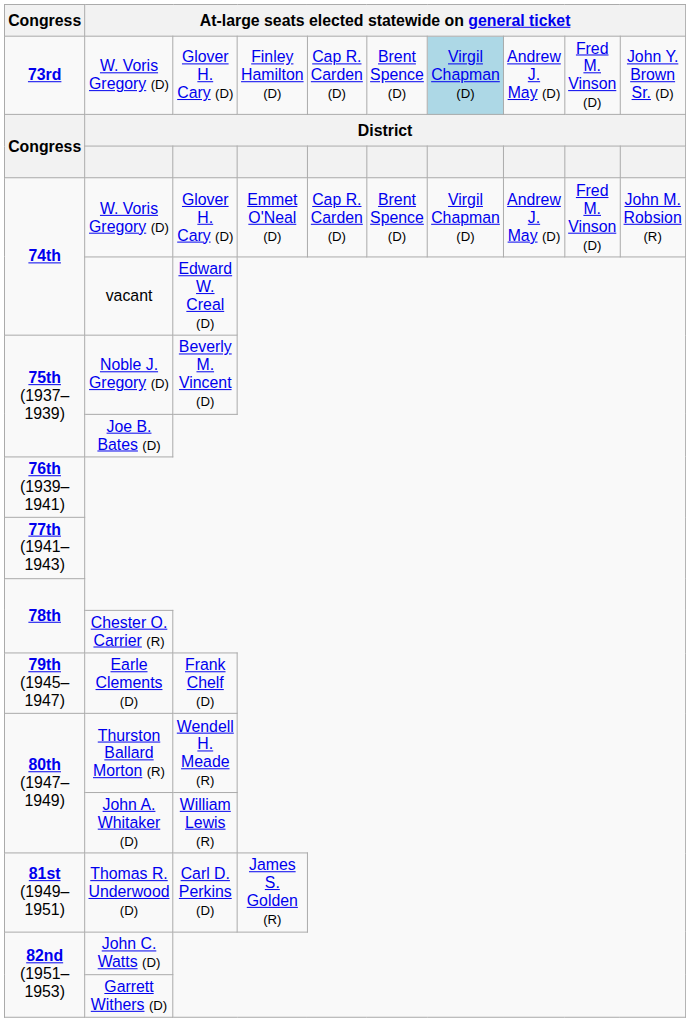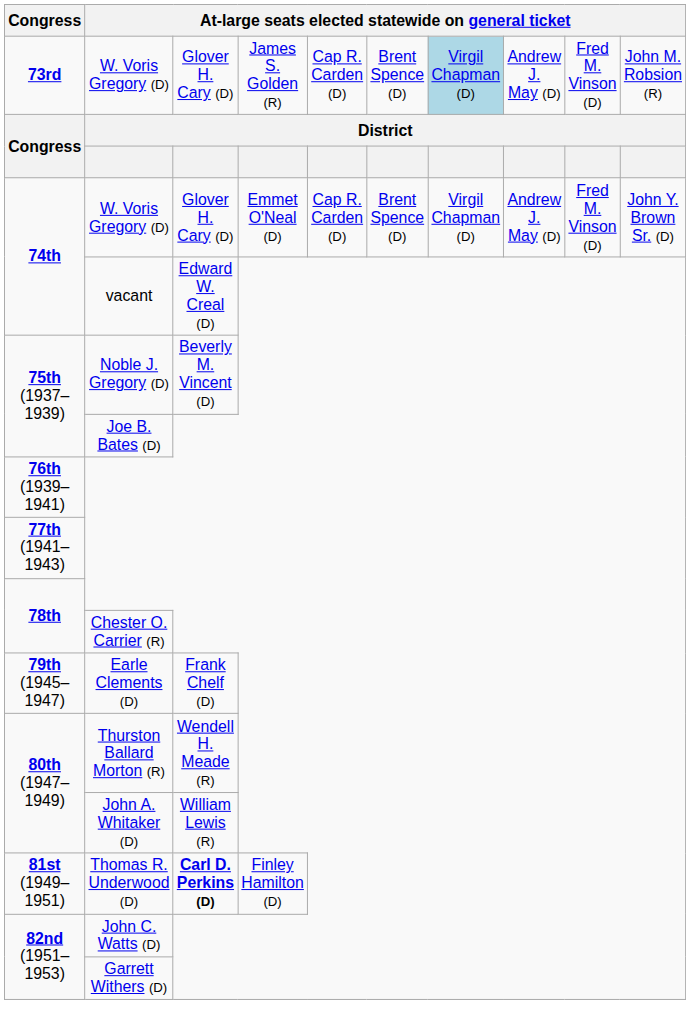(272, 75) Finley Hamilton (D) -> (273, 75) James S. Golden (R)
(653, 75) John Y. Brown Sr. (D) -> (653, 75) John M. Robsion (R)
(653, 217) John M. Robsion (R) -> (653, 217) John Y. Brown Sr. (D)
(205, 892) normal -> (205, 883) bold
(272, 892) James S. Golden (R) -> (273, 883) Finley Hamilton (D)
